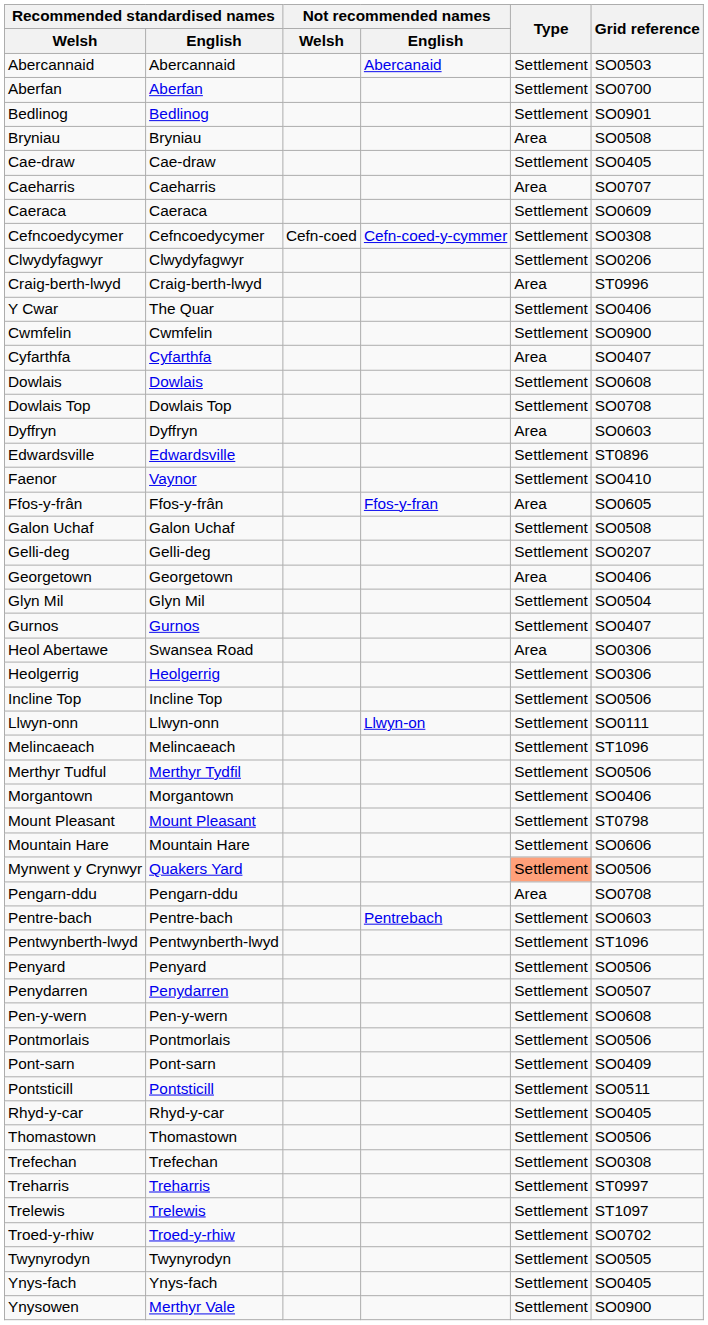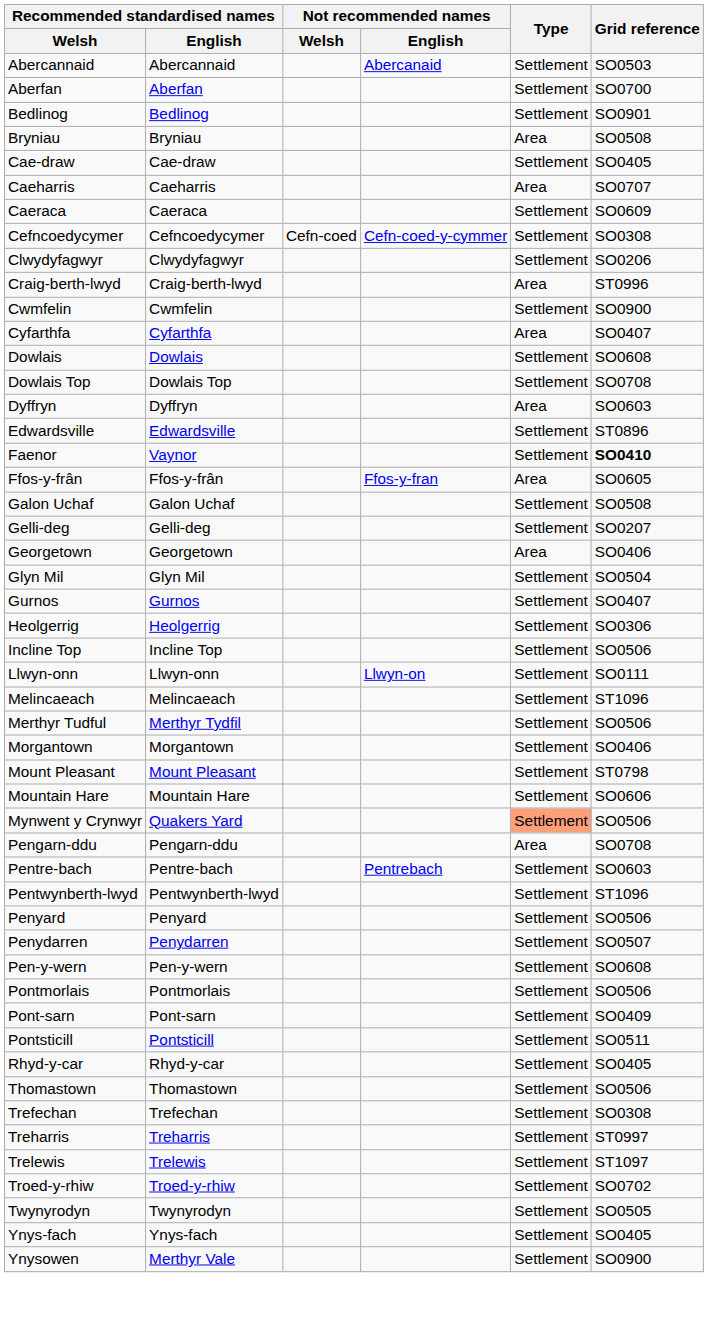- row: (33, 308)
(623, 479) normal -> (623, 455) bold
- row: (58, 650)
